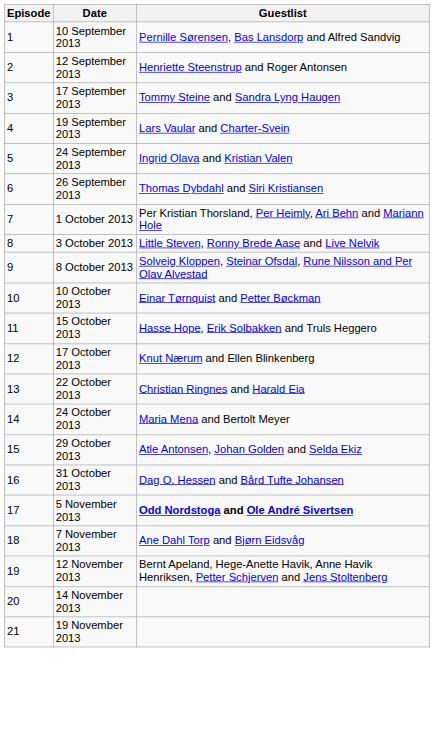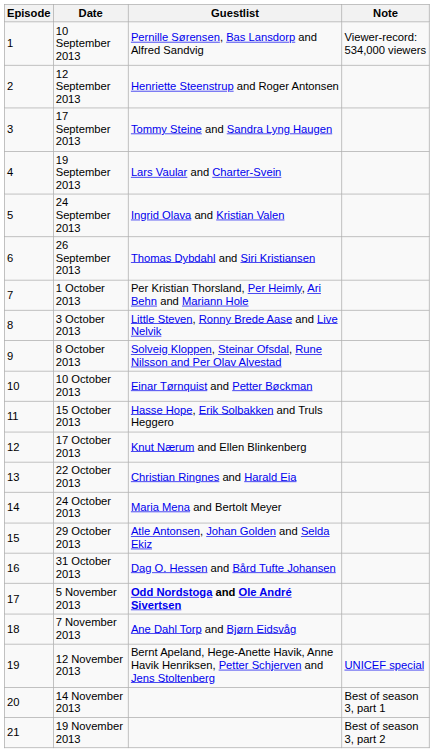+ column: (386, 13)
